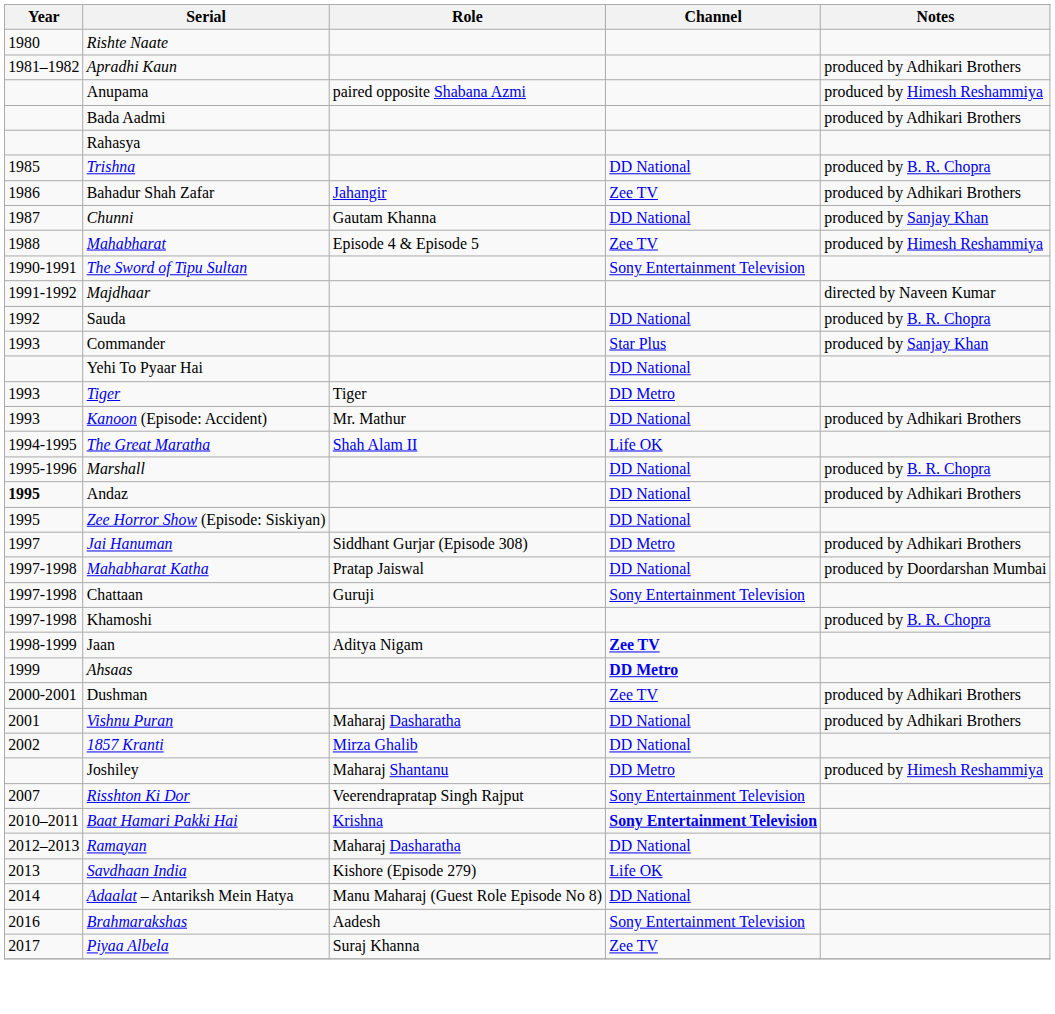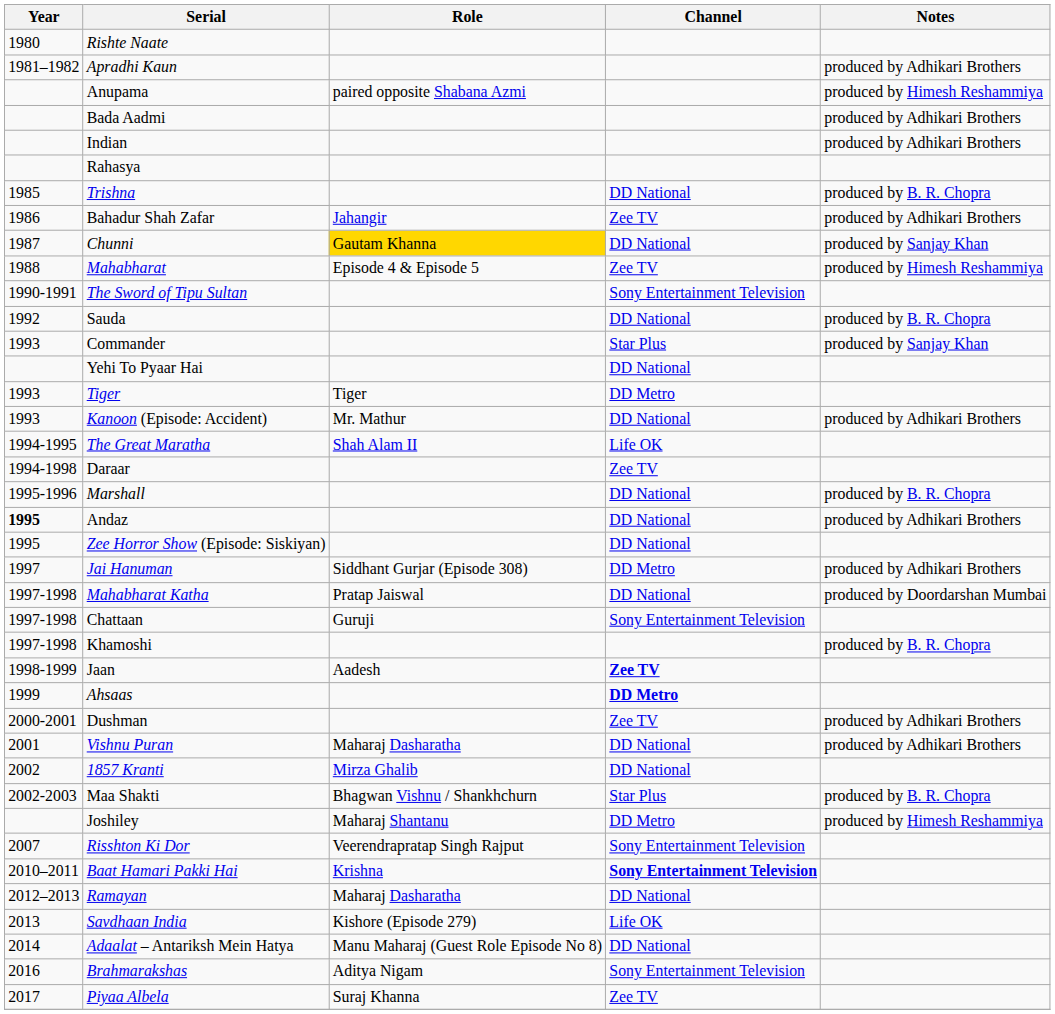+ row: (107, 142)
(384, 218) no background -> (384, 243) gold background
- row: (118, 293)
+ row: (108, 469)
(378, 645) Aditya Nigam -> (357, 670) Aadesh
+ row: (123, 795)
(357, 921) Aadesh -> (378, 971) Aditya Nigam
